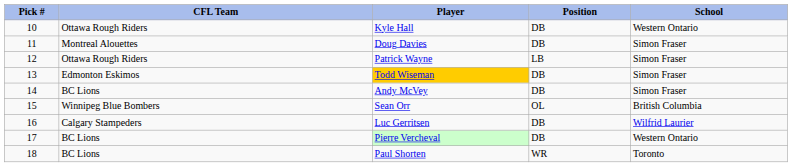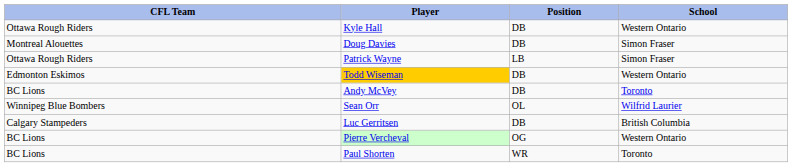- column: (32, 12)
(660, 75) Simon Fraser -> (654, 75) Western Ontario
(660, 91) Simon Fraser -> (637, 91) Toronto
(667, 106) British Columbia -> (651, 106) Wilfrid Laurier
(663, 122) Wilfrid Laurier -> (656, 122) British Columbia
(538, 138) DB -> (519, 138) OG
